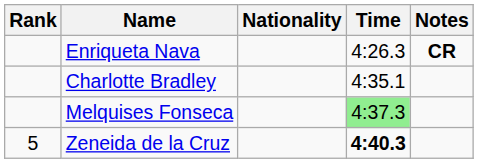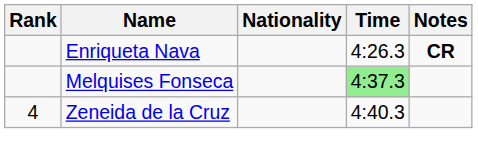- row: (141, 82)
(33, 143) 5 -> (33, 113) 4
(378, 143) bold -> (378, 113) normal
